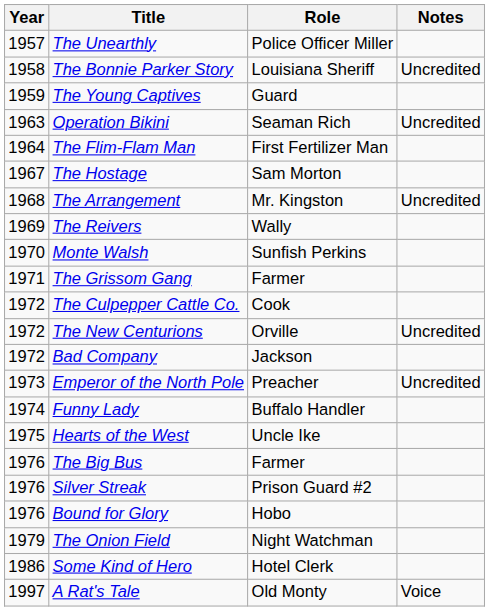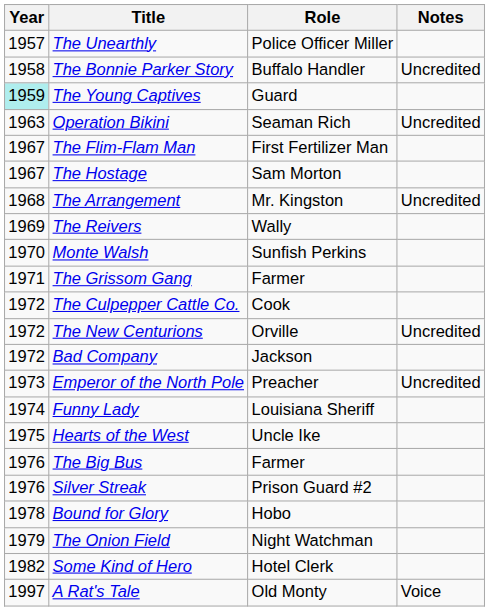(313, 69) Louisiana Sheriff -> (308, 69) Buffalo Handler
(27, 95) no background -> (27, 95) paleturquoise background
(27, 148) 1964 -> (27, 148) 1967
(308, 409) Buffalo Handler -> (313, 409) Louisiana Sheriff
(27, 514) 1976 -> (27, 514) 1978
(27, 566) 1986 -> (27, 566) 1982
